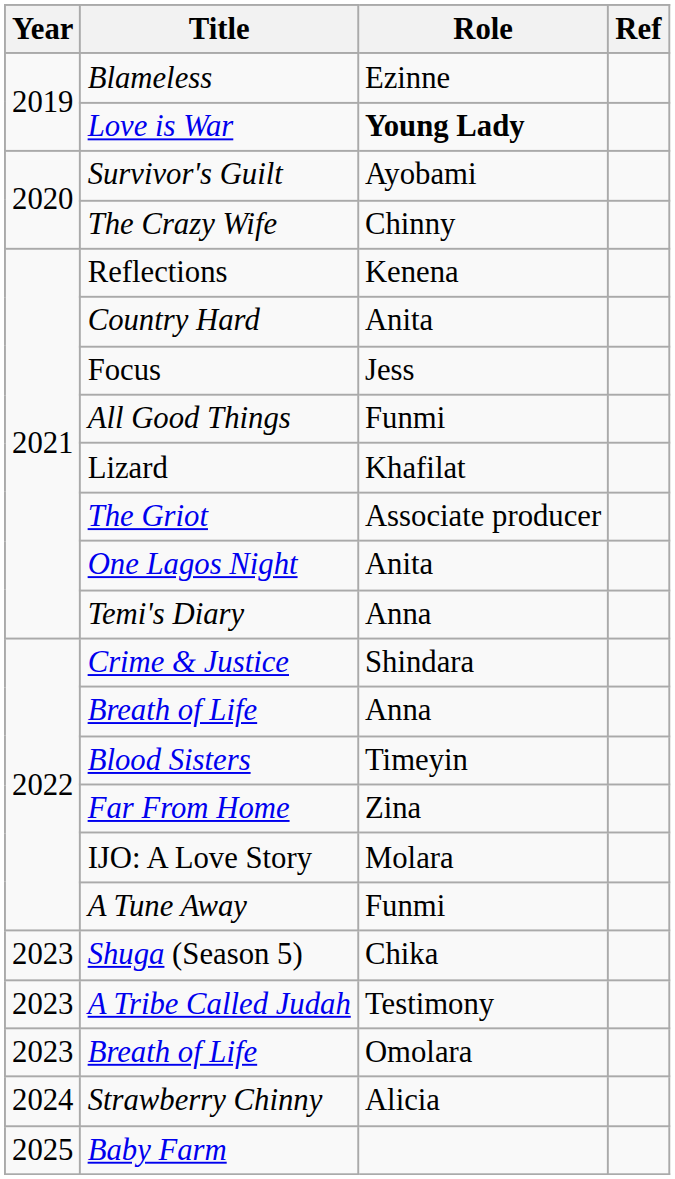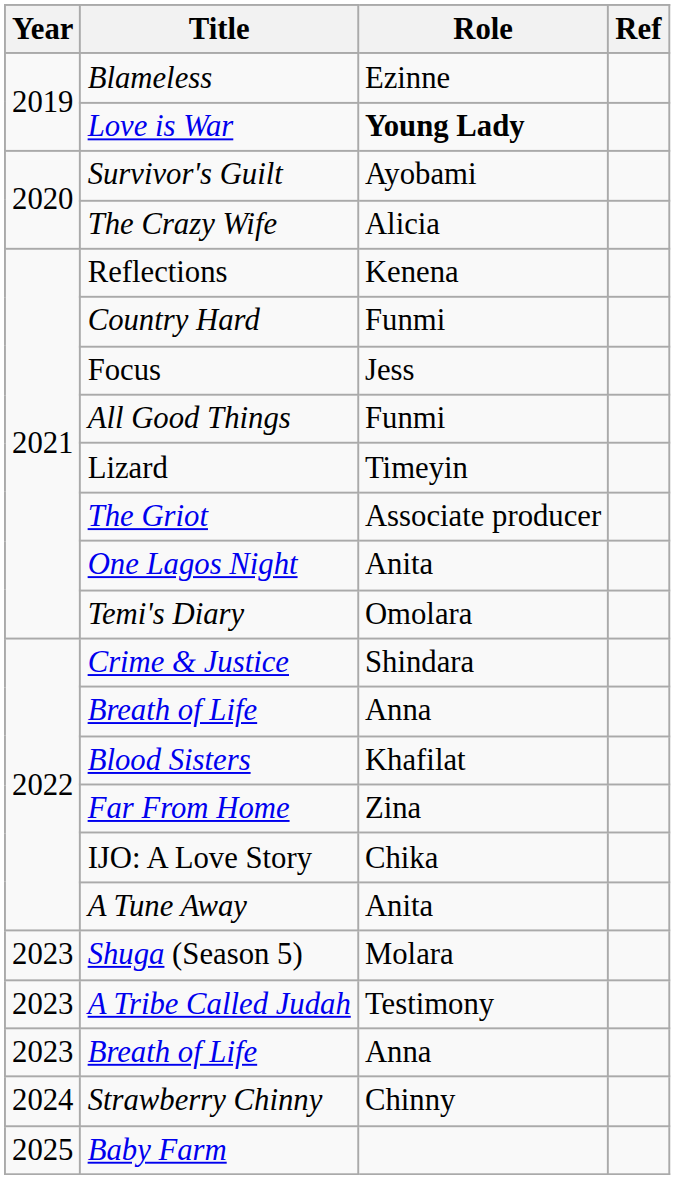(410, 223) Chinny -> (402, 223) Alicia
(399, 321) Anita -> (405, 321) Funmi
(415, 467) Khafilat -> (416, 467) Timeyin
(398, 613) Anna -> (419, 613) Omolara
(416, 759) Timeyin -> (415, 759) Khafilat
(409, 857) Molara -> (402, 857) Chika
(405, 905) Funmi -> (399, 905) Anita
(402, 954) Chika -> (409, 954) Molara
(419, 1051) Omolara -> (398, 1051) Anna
(402, 1100) Alicia -> (410, 1100) Chinny
